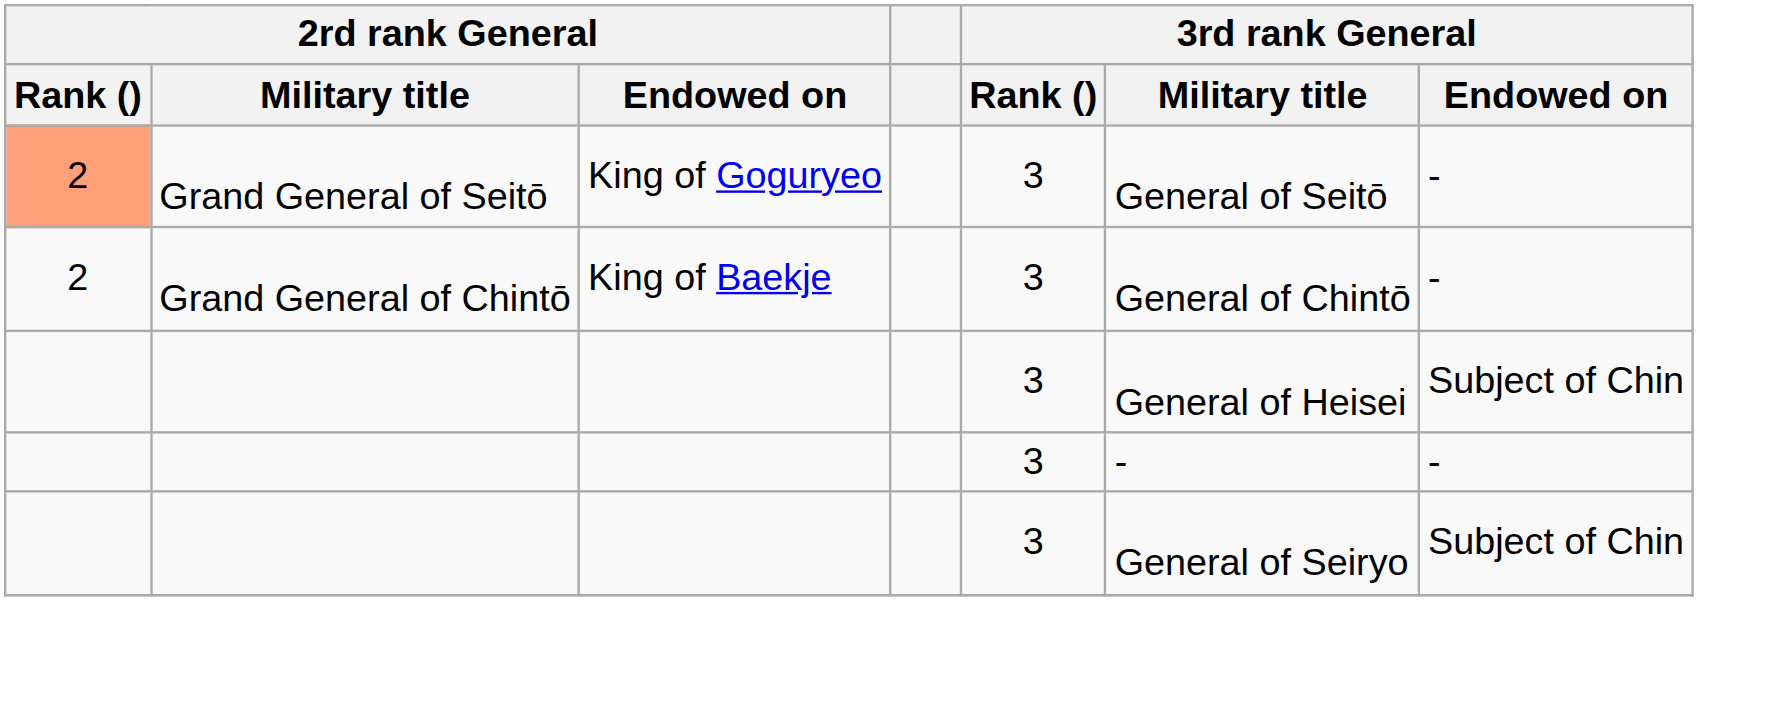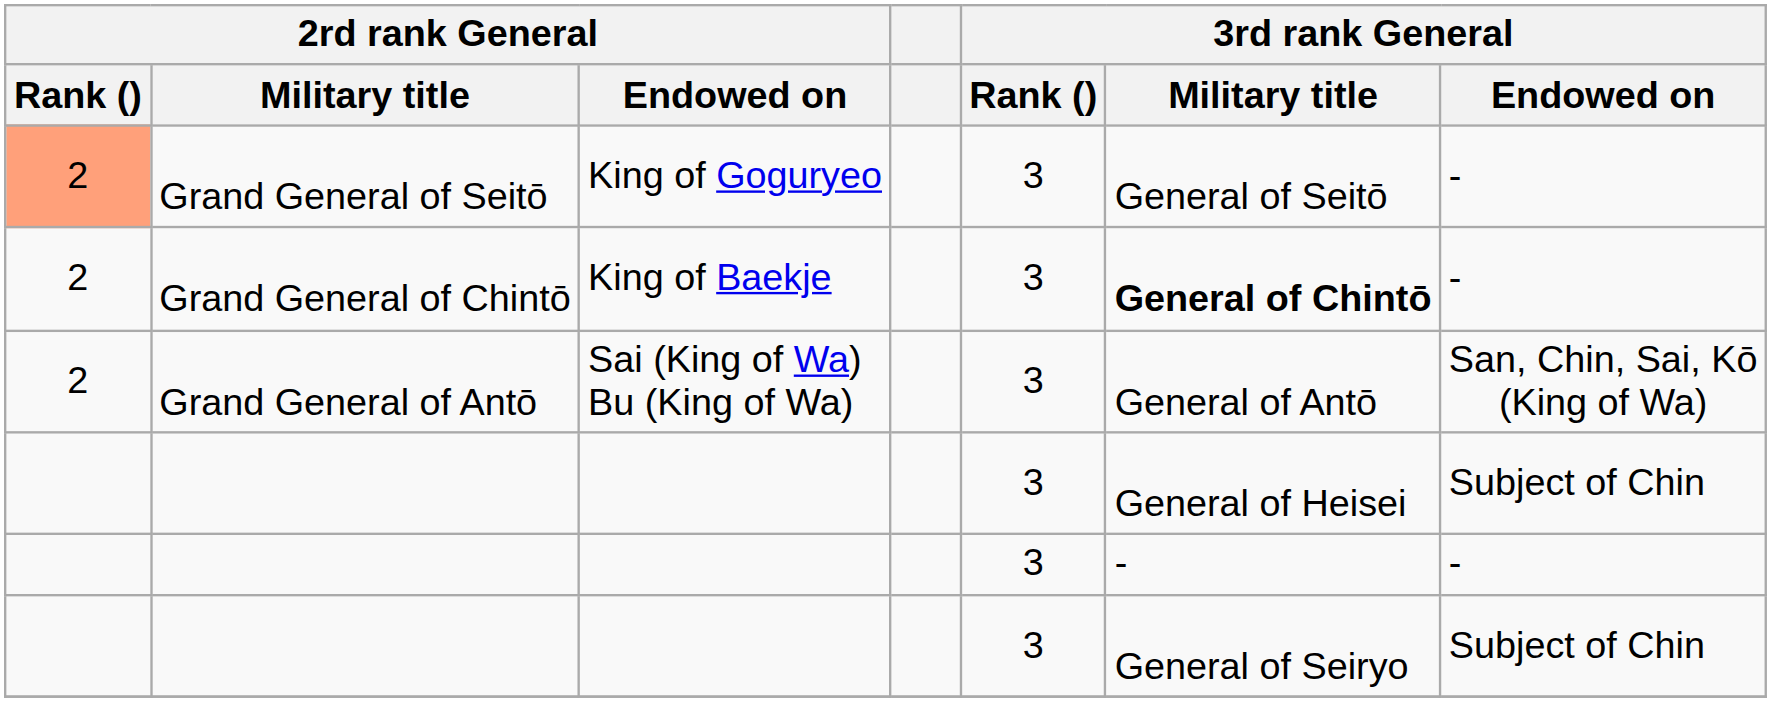(1263, 299) normal -> (1273, 299) bold
+ row: (348, 401)
